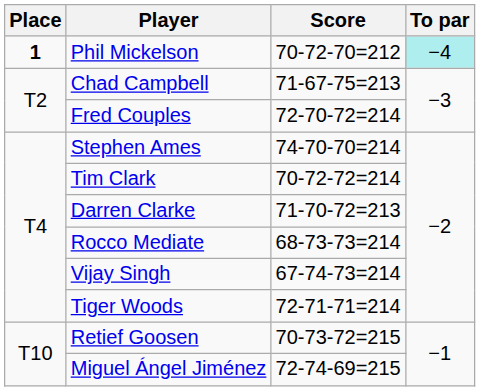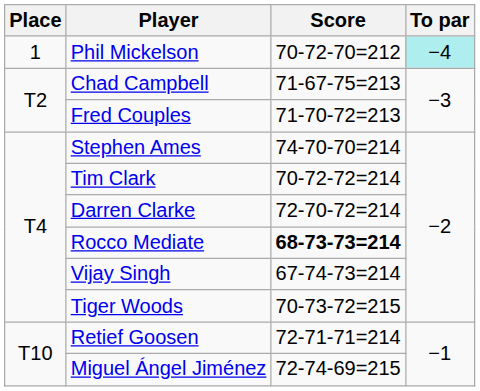(35, 52) bold -> (35, 52) normal
(338, 115) 72-70-72=214 -> (338, 115) 71-70-72=213
(338, 210) 71-70-72=213 -> (338, 210) 72-70-72=214
(338, 242) normal -> (338, 242) bold
(338, 305) 72-71-71=214 -> (338, 305) 70-73-72=215
(338, 337) 70-73-72=215 -> (338, 337) 72-71-71=214
